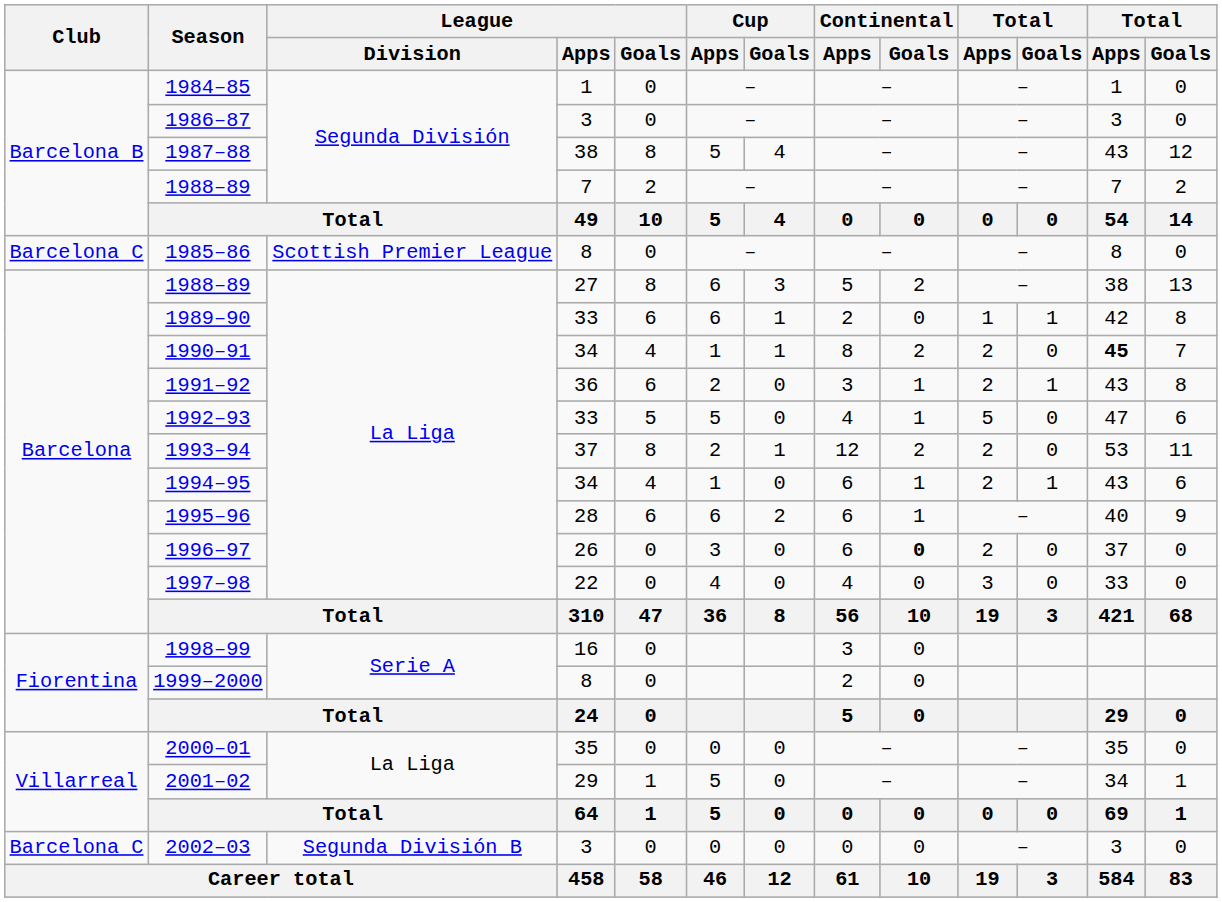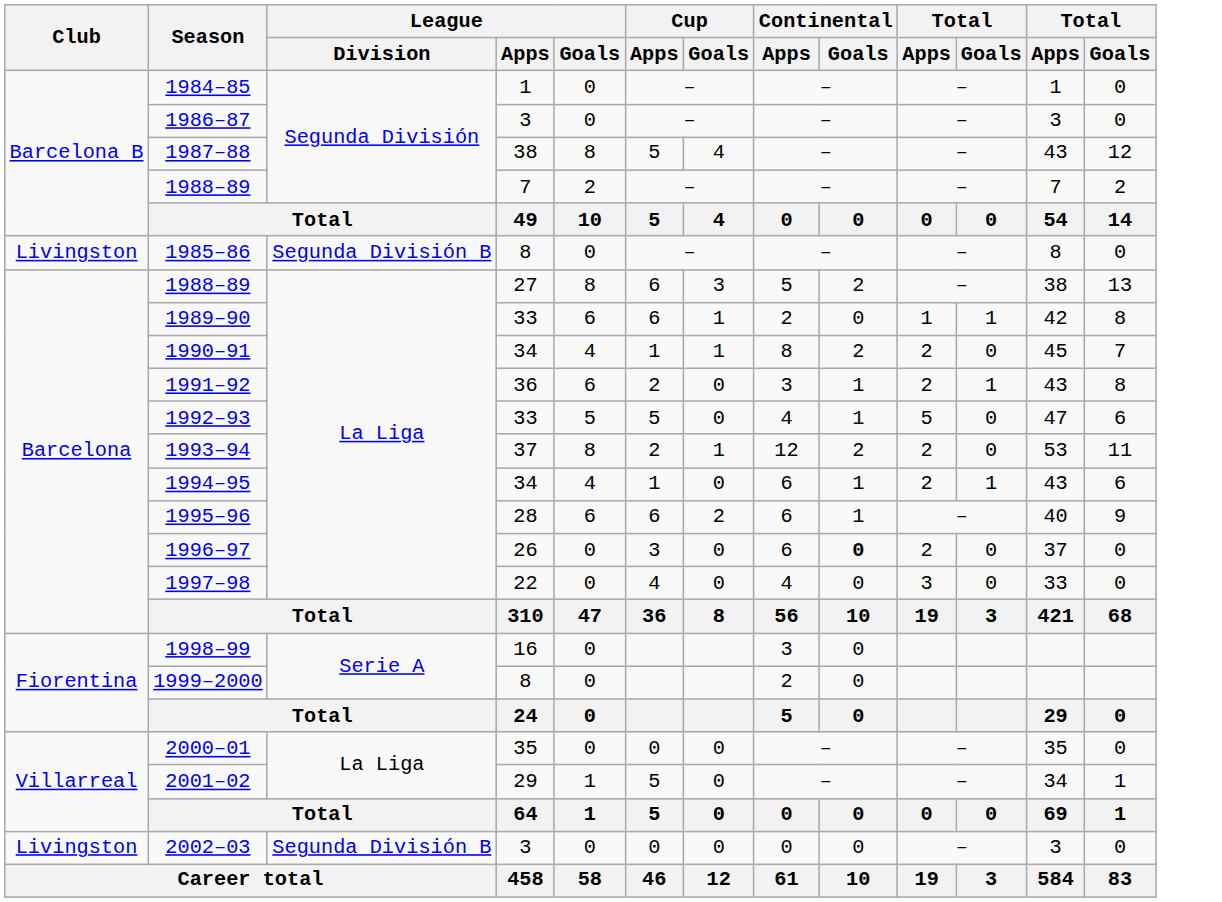(77, 253) Barcelona C -> (77, 253) Livingston
(412, 253) Scottish Premier League -> (382, 253) Segunda División B
(1116, 352) bold -> (1056, 352) normal
(77, 848) Barcelona C -> (77, 848) Livingston
